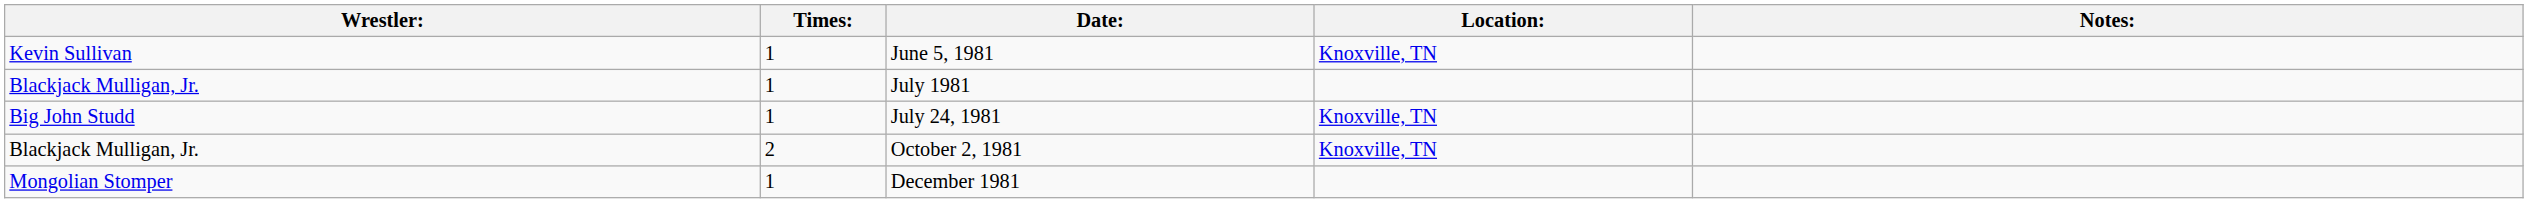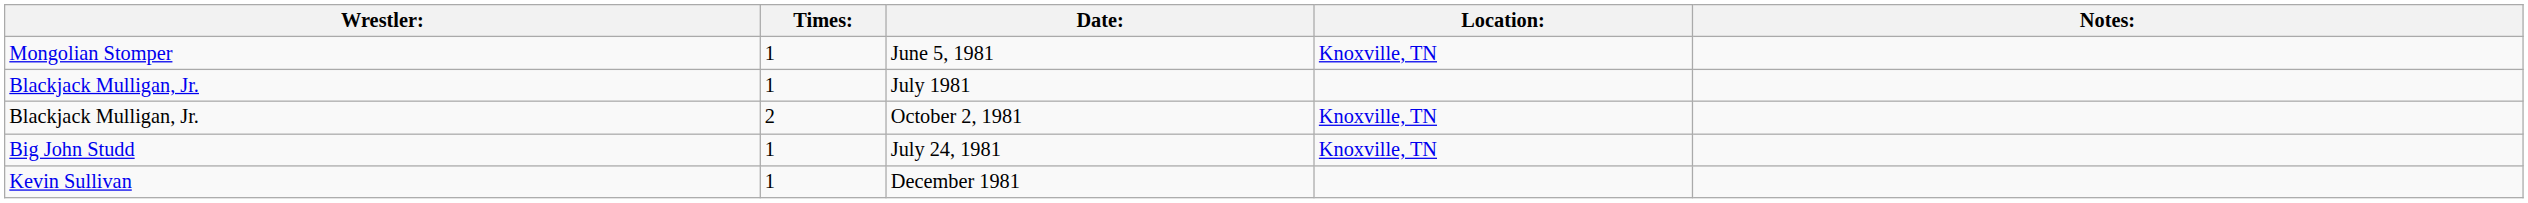(71, 52) Kevin Sullivan -> (91, 52) Mongolian Stomper
rows swapped: (946, 117) <-> (956, 149)
(91, 181) Mongolian Stomper -> (71, 181) Kevin Sullivan
